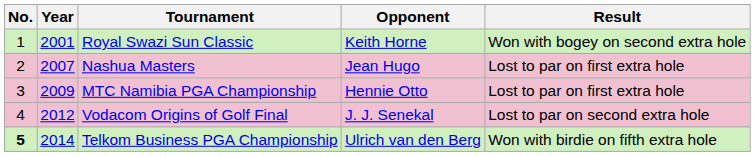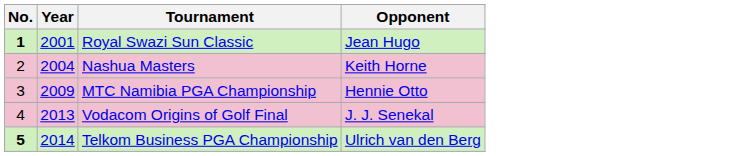- column: (617, 17)
(21, 42) normal -> (21, 42) bold
(386, 42) Keith Horne -> (382, 42) Jean Hugo
(58, 66) 2007 -> (58, 66) 2004
(382, 66) Jean Hugo -> (386, 66) Keith Horne
(58, 115) 2012 -> (58, 115) 2013
